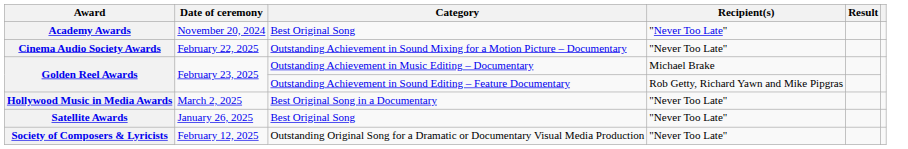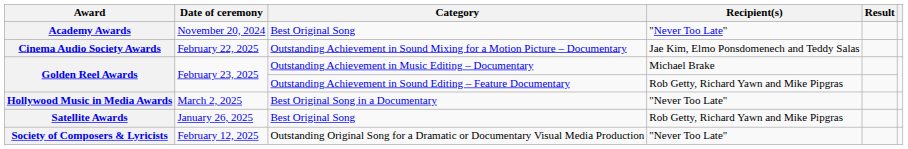(688, 48) "Never Too Late" -> (755, 48) Jae Kim, Elmo Ponsdomenech and Teddy Salas
(688, 118) "Never Too Late" -> (746, 118) Rob Getty, Richard Yawn and Mike Pipgras
